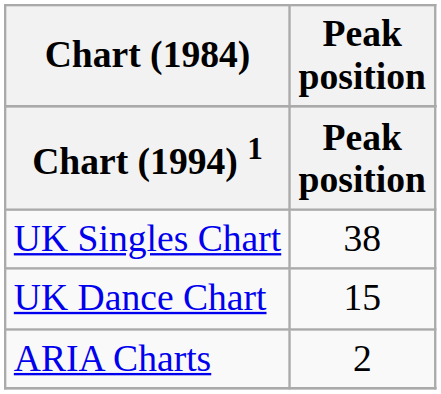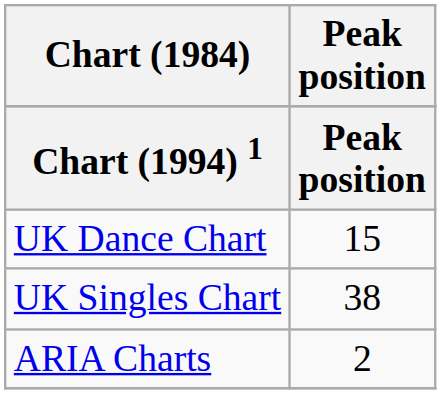rows swapped: (148, 238) <-> (140, 297)
